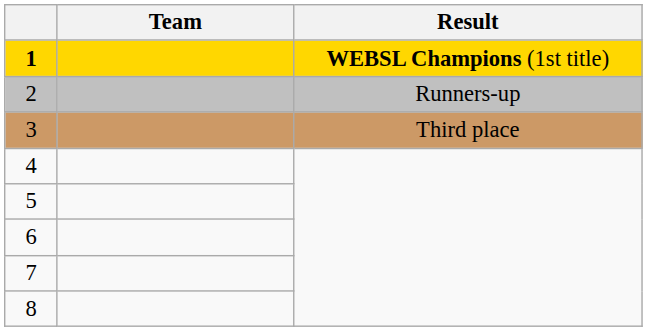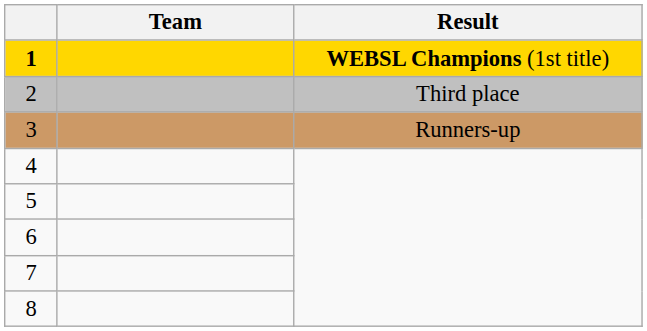(468, 93) Runners-up -> (468, 93) Third place
(468, 129) Third place -> (468, 129) Runners-up
